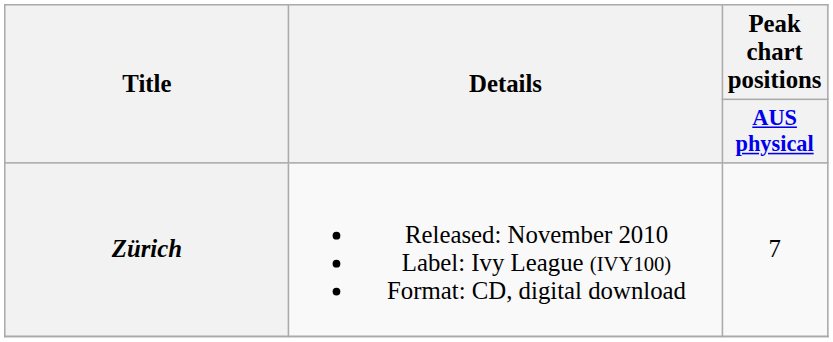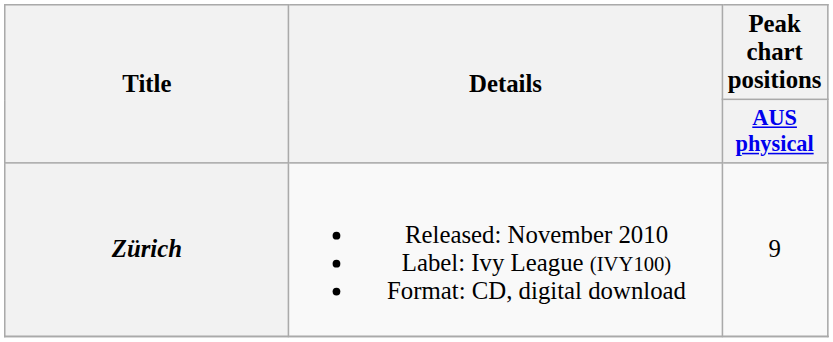(775, 249) 7 -> (775, 249) 9
